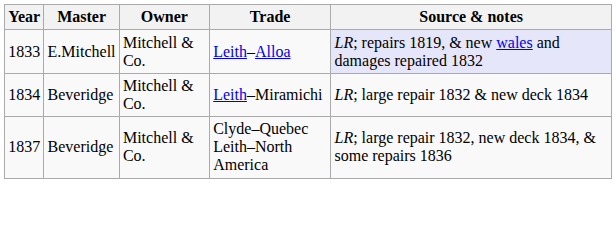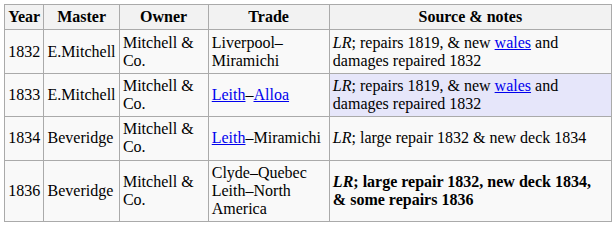+ row: (247, 51)
(24, 147) 1837 -> (24, 190) 1836
(465, 147) normal -> (462, 190) bold
